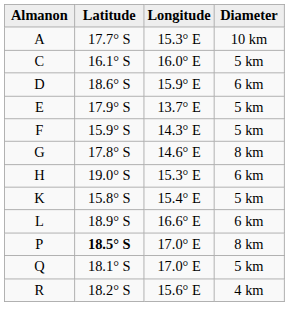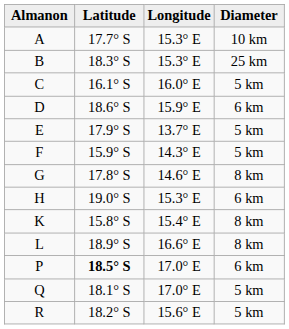+ row: (39, 61)
(249, 198) 5 km -> (249, 221) 8 km
(249, 221) 6 km -> (249, 244) 8 km
(249, 244) 8 km -> (249, 267) 6 km
(249, 289) 4 km -> (249, 312) 5 km
